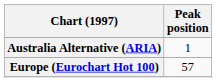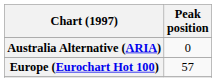(188, 47) 1 -> (188, 47) 0
